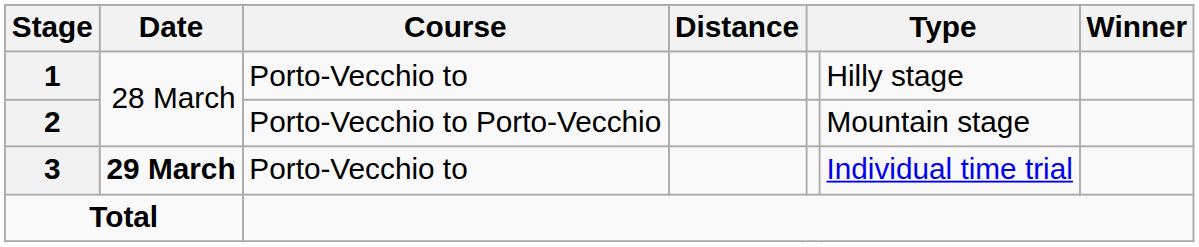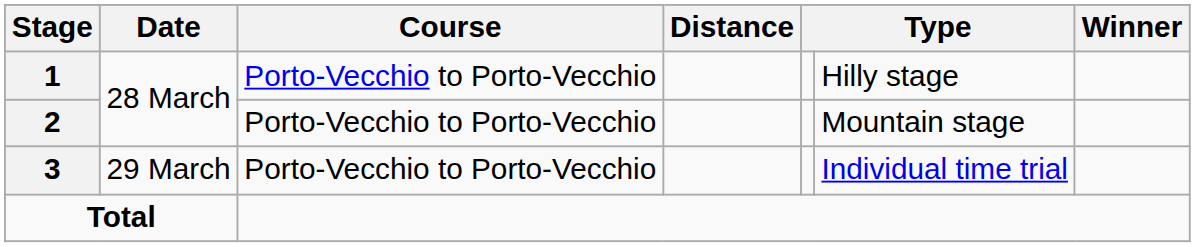(359, 75) Porto-Vecchio to -> (450, 75) Porto-Vecchio to Porto-Vecchio
(171, 169) bold -> (169, 169) normal
(359, 169) Porto-Vecchio to -> (450, 169) Porto-Vecchio to Porto-Vecchio
